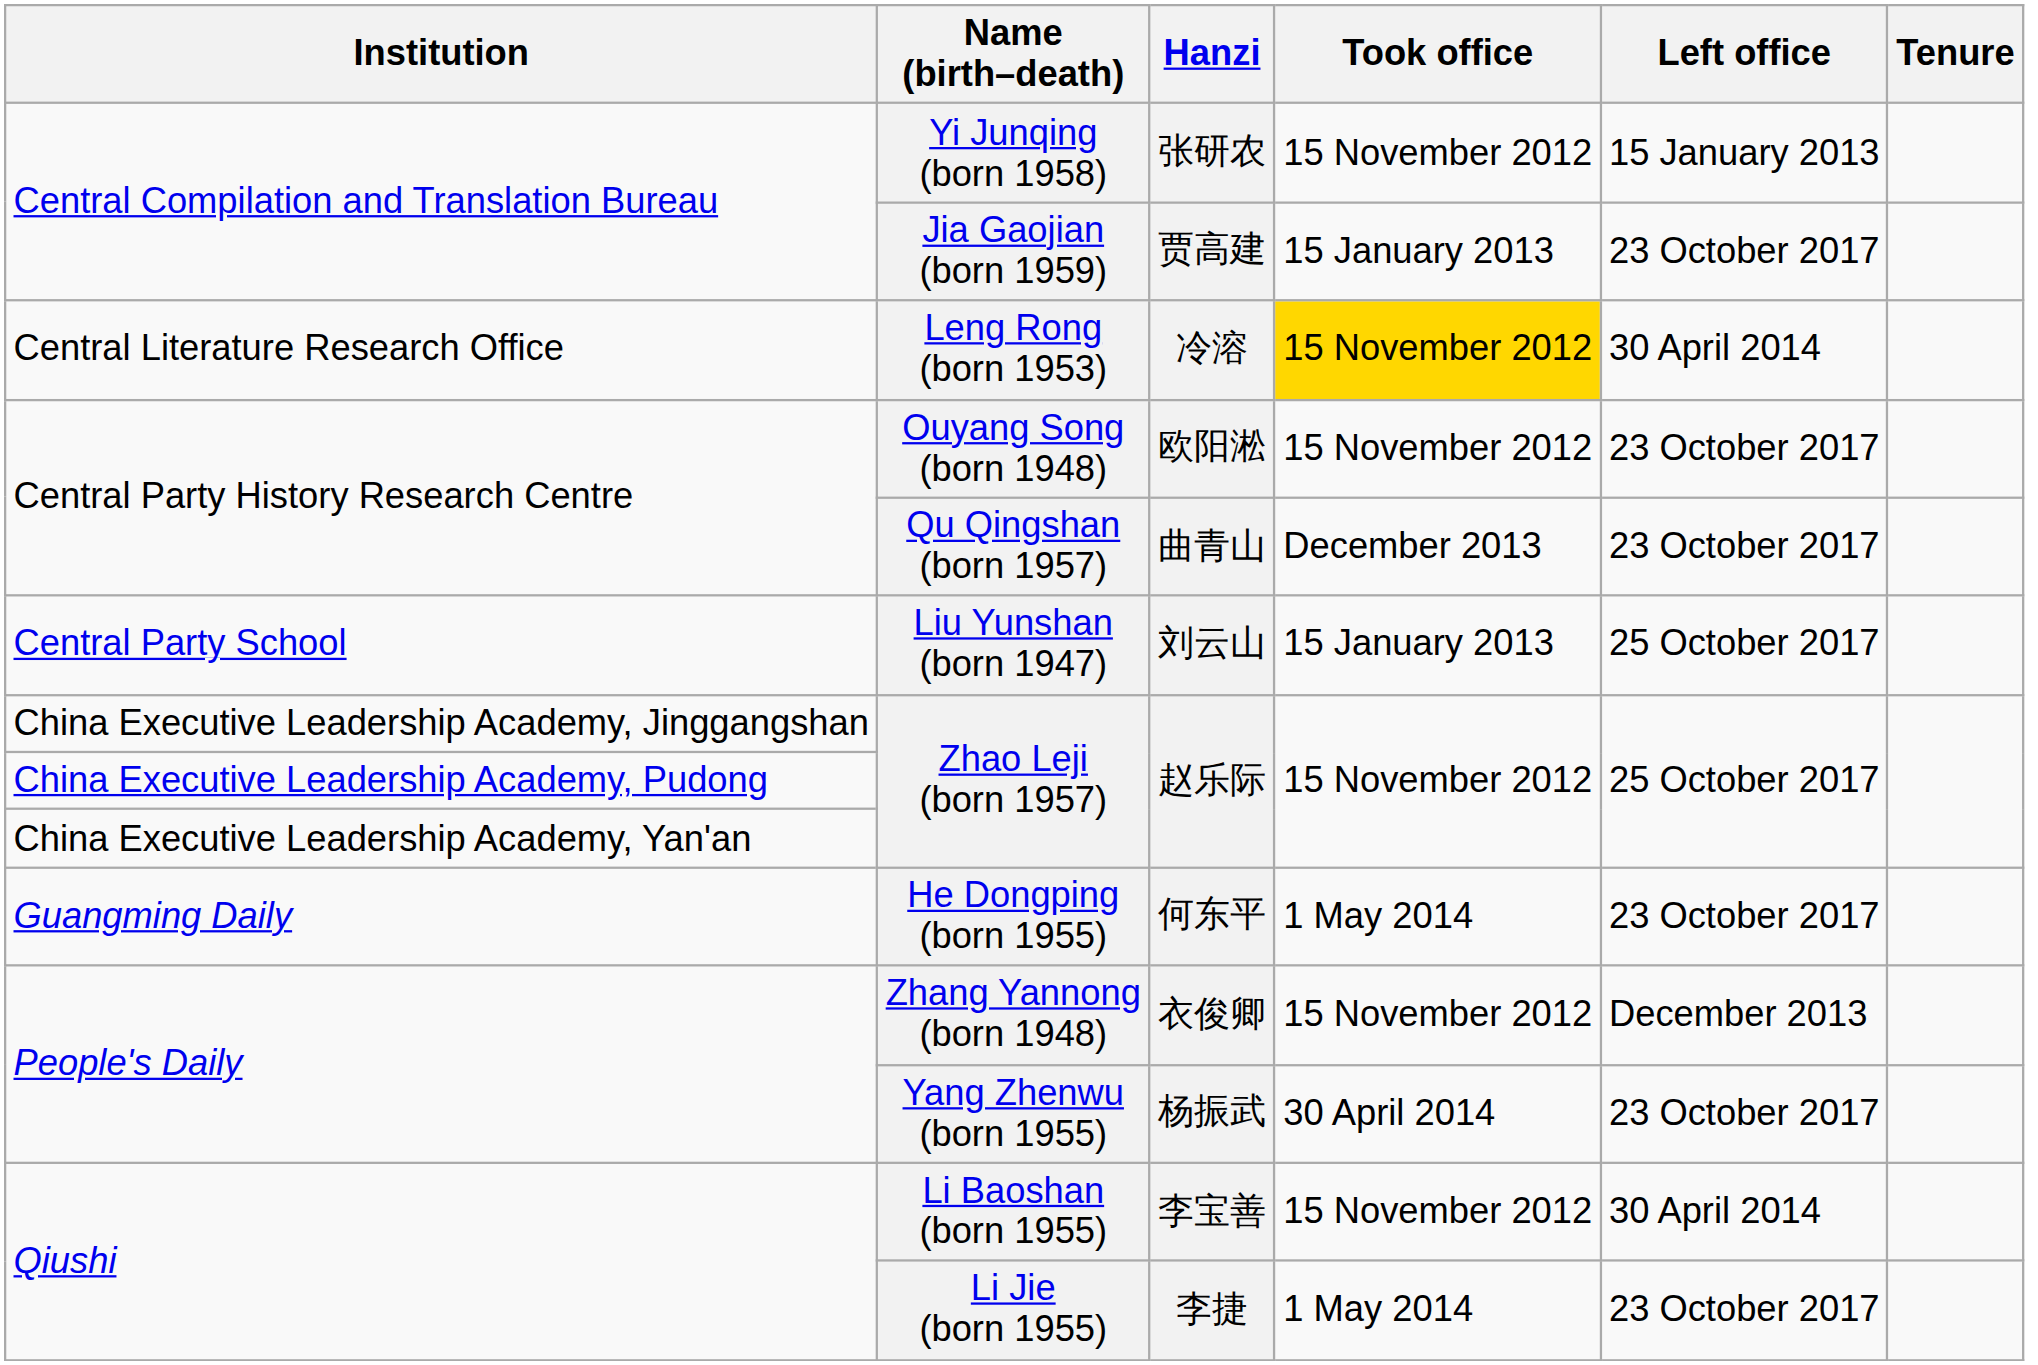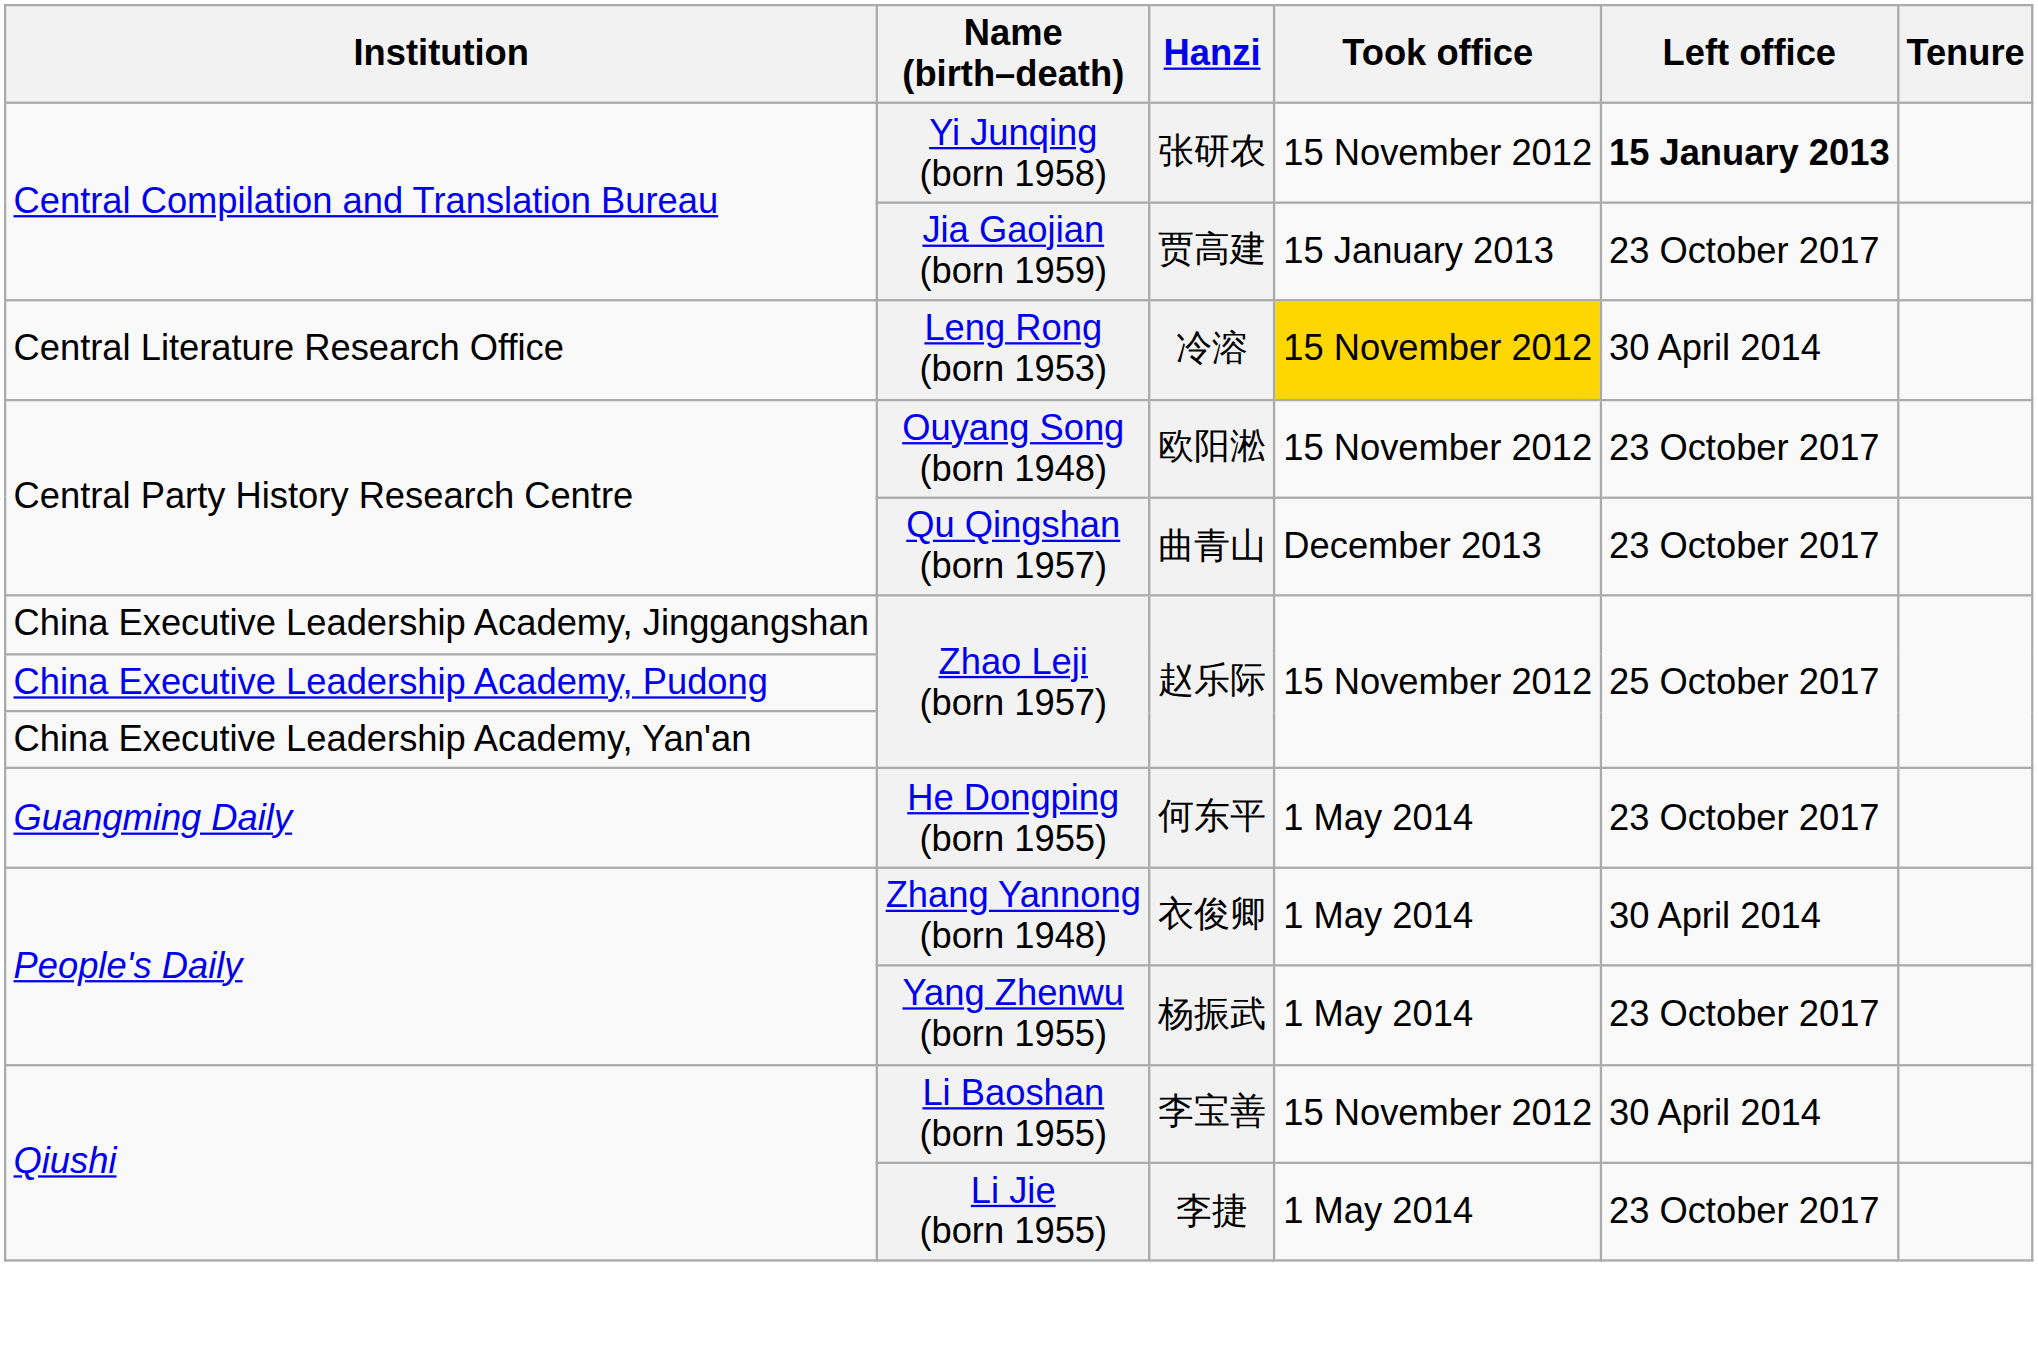(1744, 152) normal -> (1749, 152) bold
- row: (180, 644)
(1438, 1014) 15 November 2012 -> (1378, 915) 1 May 2014
(1738, 1014) December 2013 -> (1715, 915) 30 April 2014
(1389, 1112) 30 April 2014 -> (1378, 1014) 1 May 2014
